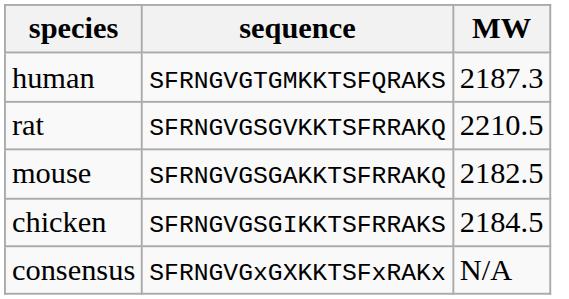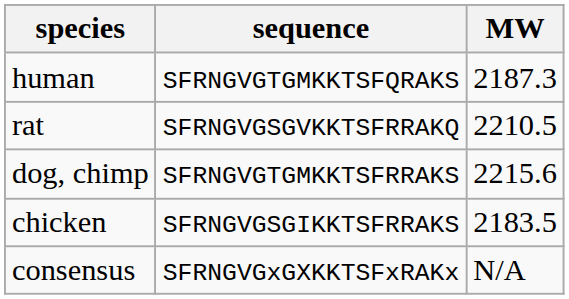- row: (52, 173)
+ row: (80, 173)
(502, 221) 2184.5 -> (515, 221) 2183.5
